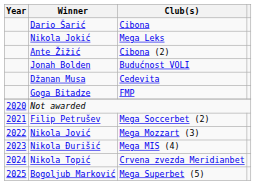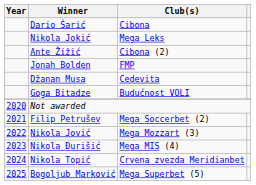(154, 65) Budućnost VOLI -> (127, 65) FMP
(127, 92) FMP -> (154, 92) Budućnost VOLI
